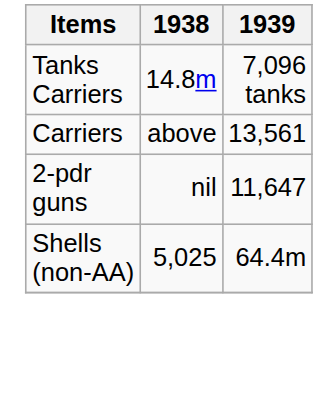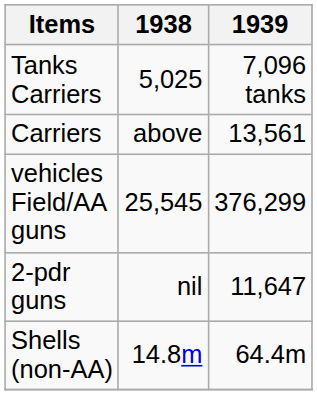(181, 79) 14.8m -> (171, 79) 5,025
+ row: (59, 202)
(185, 257) 5,025 -> (167, 355) 14.8m
